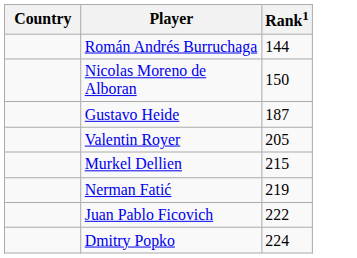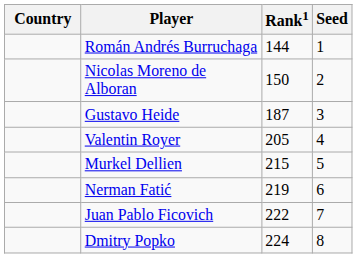+ column: (332, 19)
